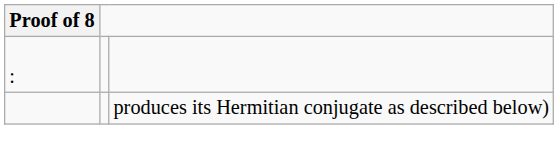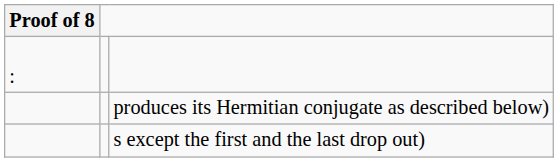+ row: (269, 140)
